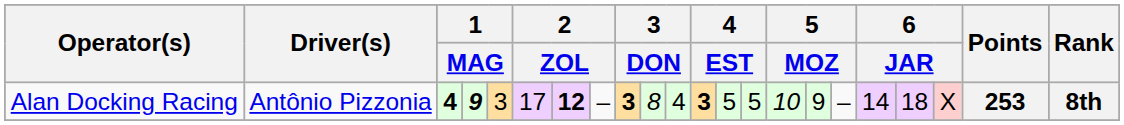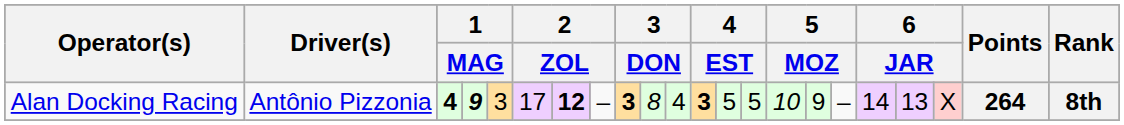(915, 101) 18 -> (915, 101) 13
(1005, 101) 253 -> (1005, 101) 264
